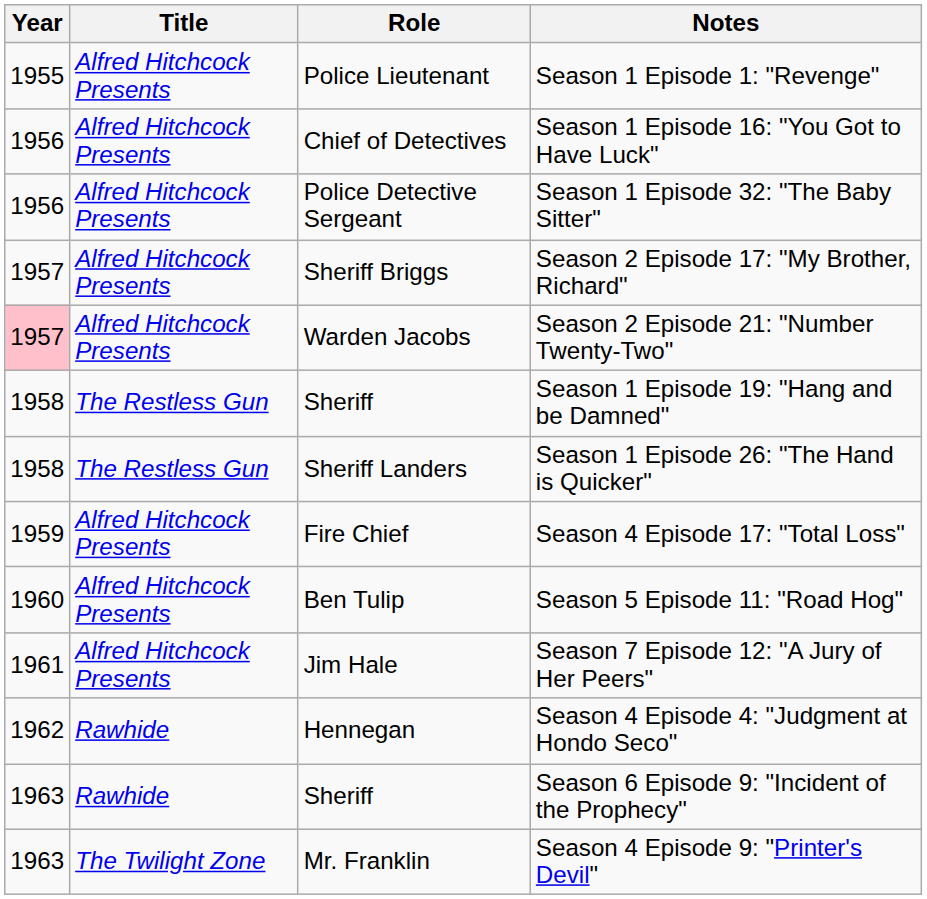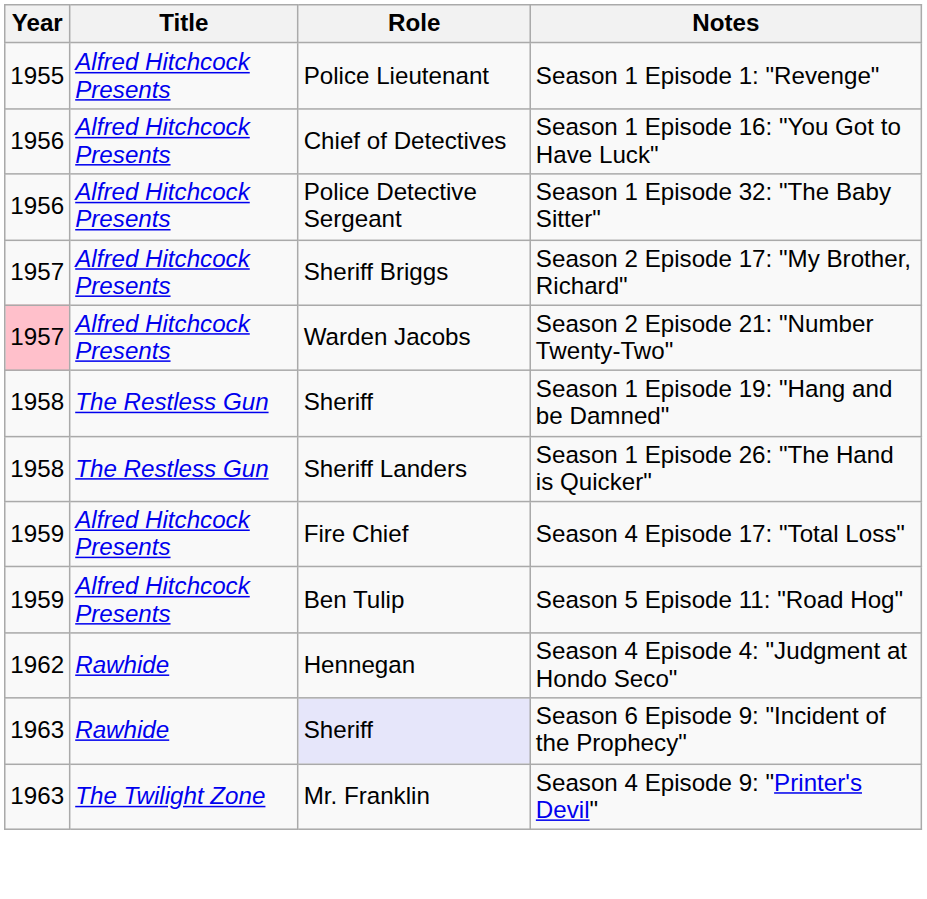(37, 599) 1960 -> (37, 599) 1959
- row: (709, 665)
(338, 796) no background -> (338, 730) lavender background
